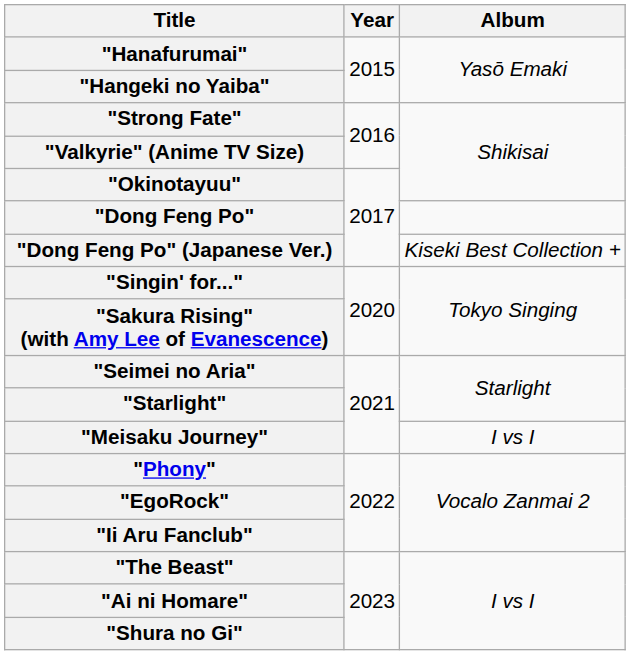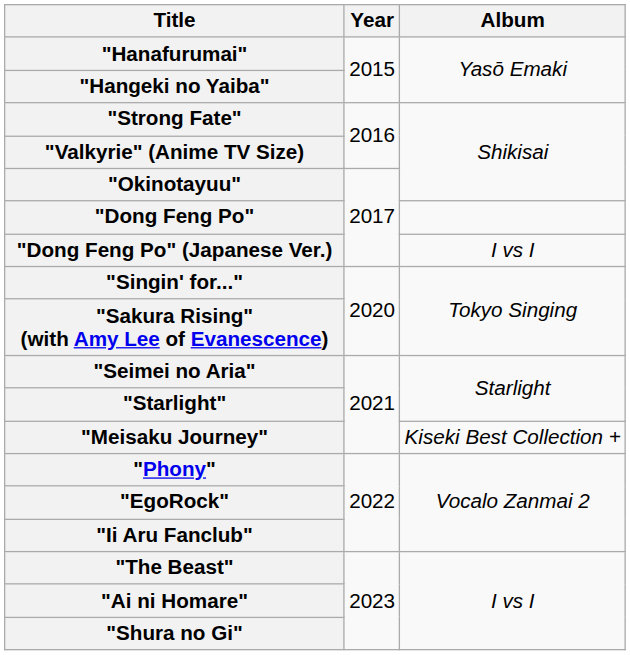(513, 250) Kiseki Best Collection + -> (513, 250) I vs I
(513, 436) I vs I -> (513, 436) Kiseki Best Collection +
